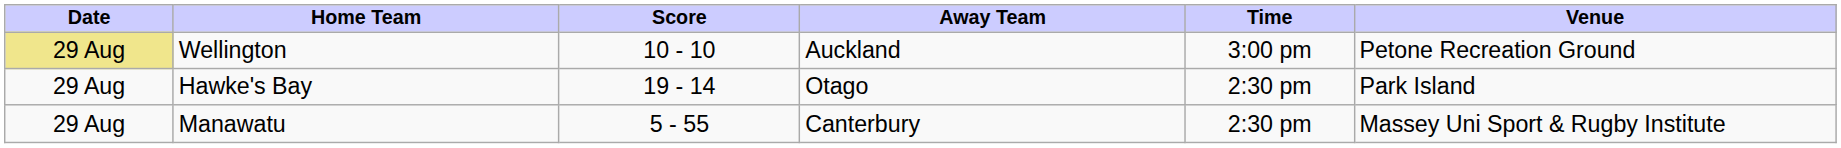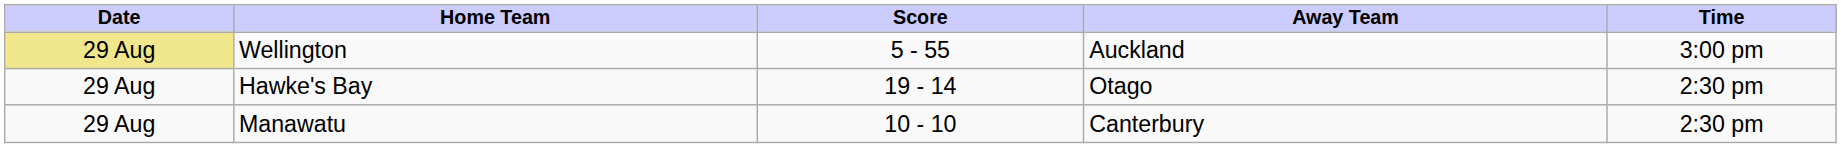- column: (1595, 17)
(679, 49) 10 - 10 -> (920, 49) 5 - 55
(679, 123) 5 - 55 -> (920, 123) 10 - 10
